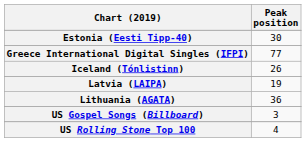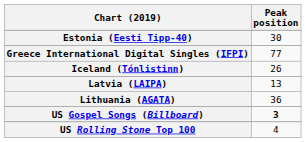(276, 84) 19 -> (276, 84) 13
(276, 114) normal -> (276, 114) bold
